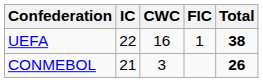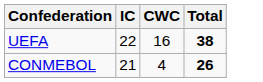- column: (200, 16)
(162, 65) 3 -> (162, 65) 4
